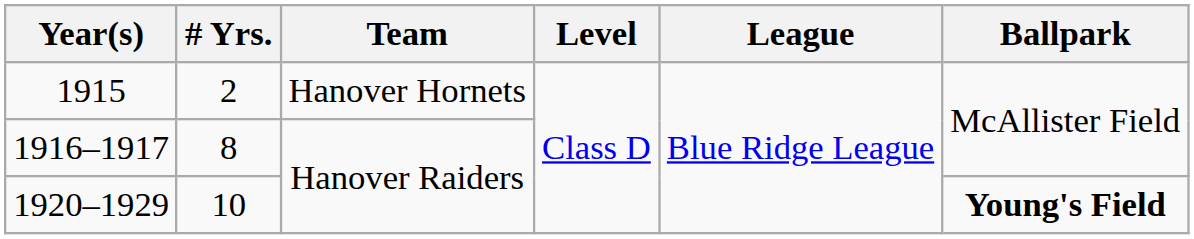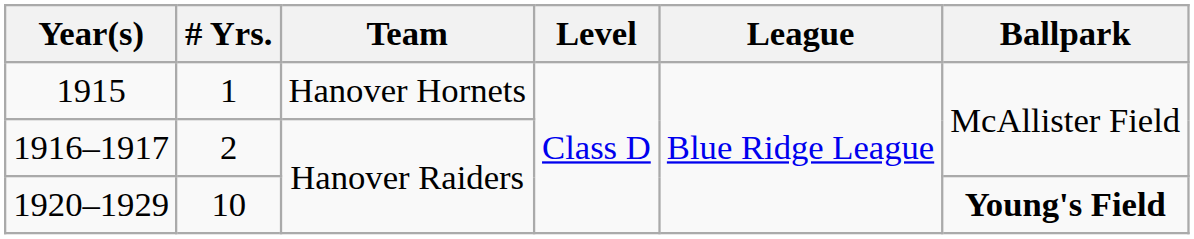(229, 90) 2 -> (229, 90) 1
(229, 147) 8 -> (229, 147) 2
